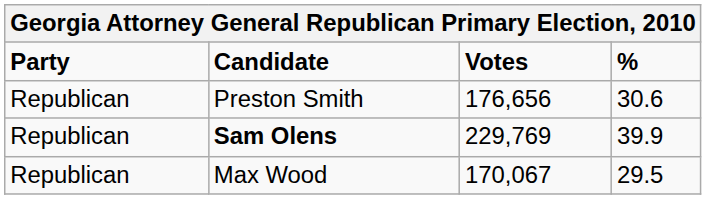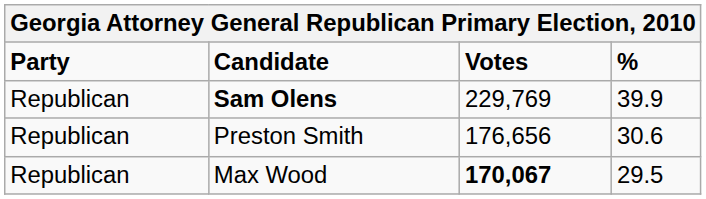rows swapped: (275, 136) <-> (289, 99)
(508, 174) normal -> (508, 174) bold
